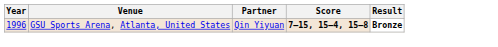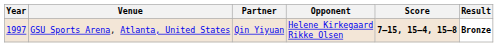+ column: (331, 11)
(16, 25) 1996 -> (16, 30) 1997
